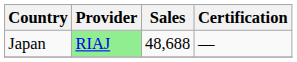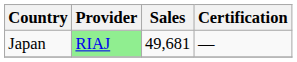(168, 43) 48,688 -> (168, 43) 49,681
